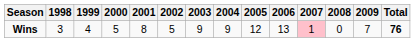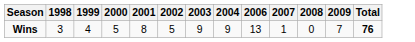- column: (256, 12)
(311, 29) pink background -> (284, 29) no background
